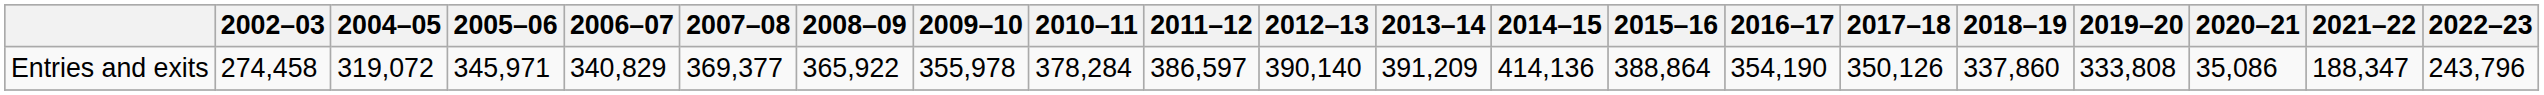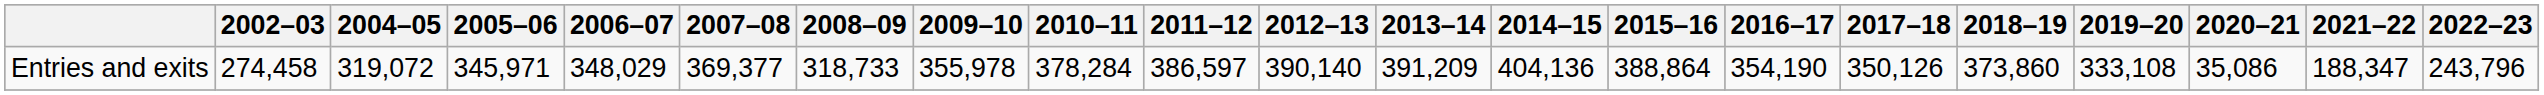(618, 68) 340,829 -> (618, 68) 348,029
(851, 68) 365,922 -> (851, 68) 318,733
(1546, 68) 414,136 -> (1546, 68) 404,136
(2011, 68) 337,860 -> (2011, 68) 373,860
(2128, 68) 333,808 -> (2128, 68) 333,108
